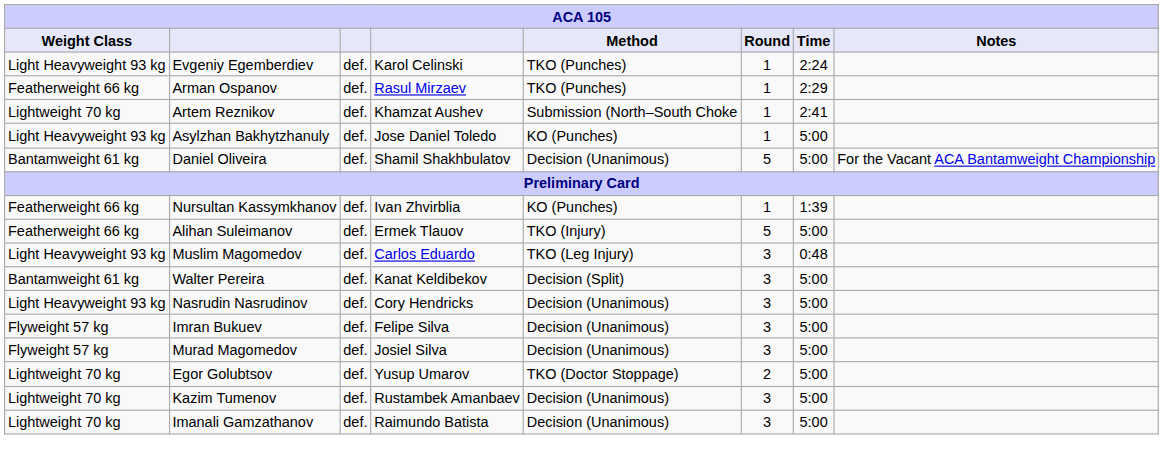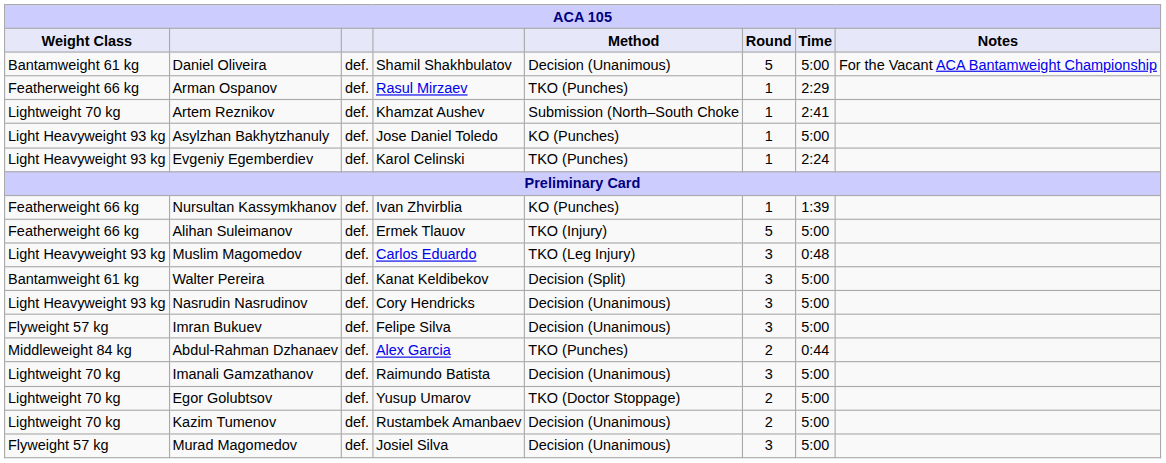rows swapped: (219, 159) <-> (243, 64)
+ row: (255, 350)
rows swapped: (243, 421) <-> (235, 350)
(767, 398) 3 -> (769, 421) 2
